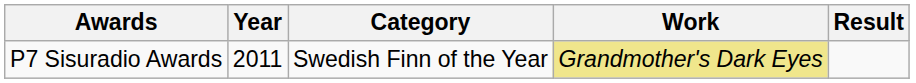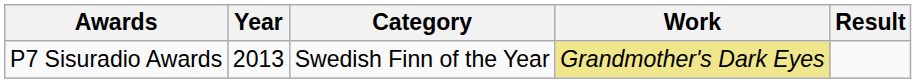(258, 59) 2011 -> (258, 59) 2013
